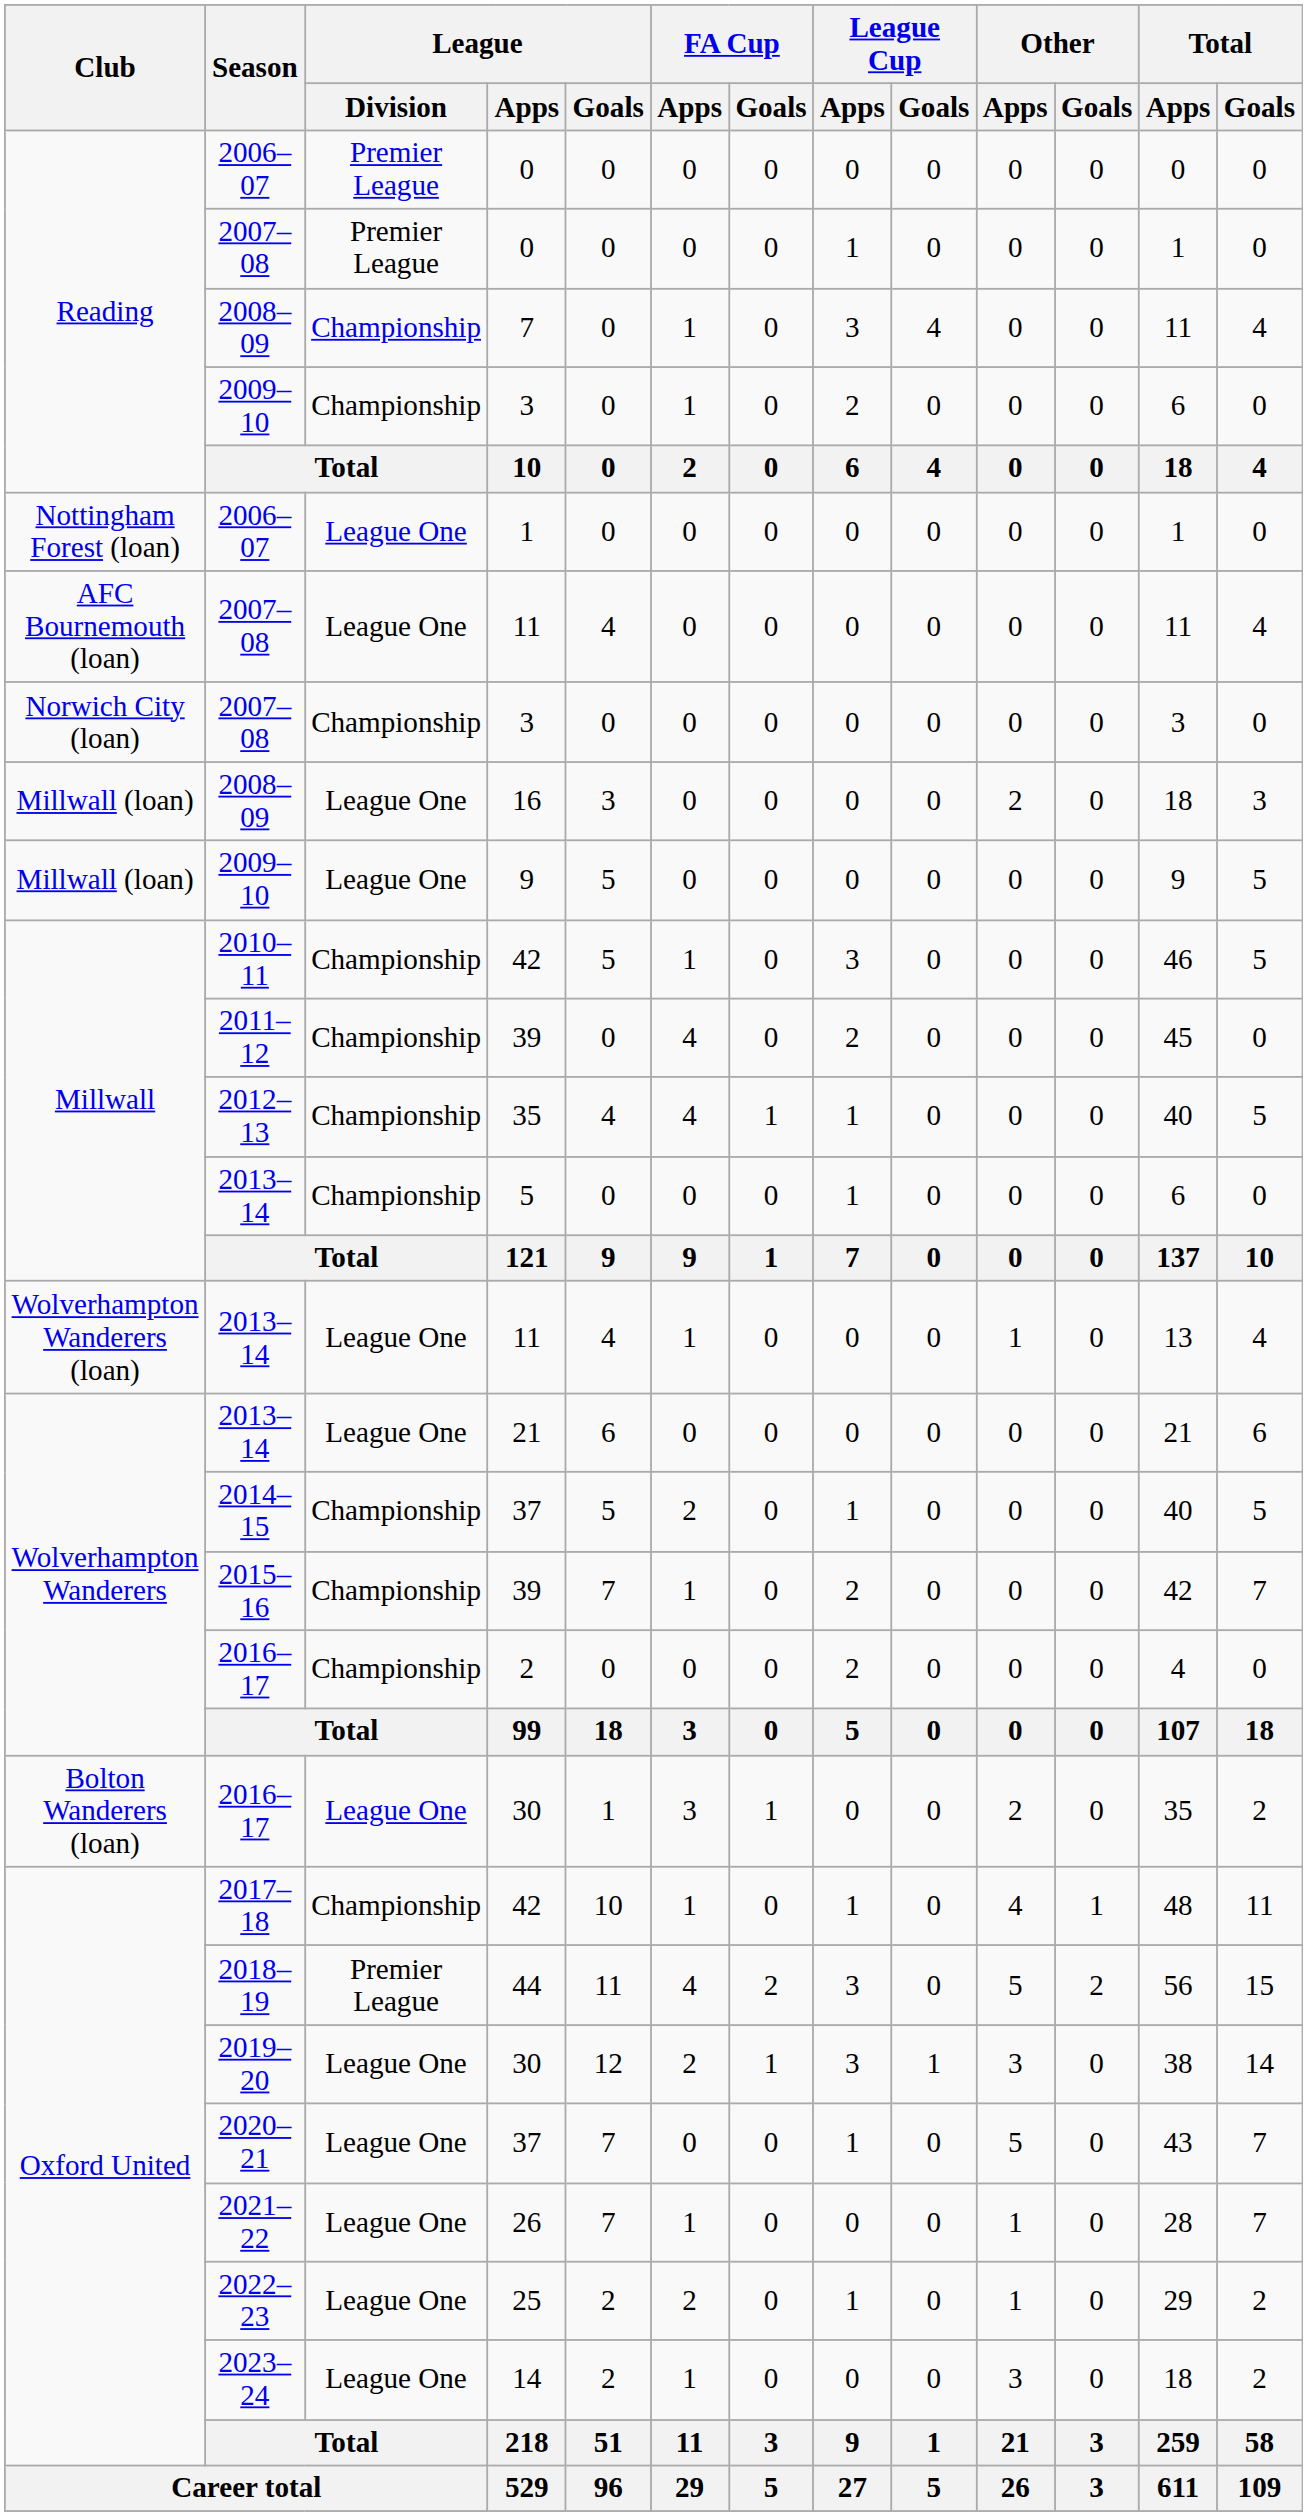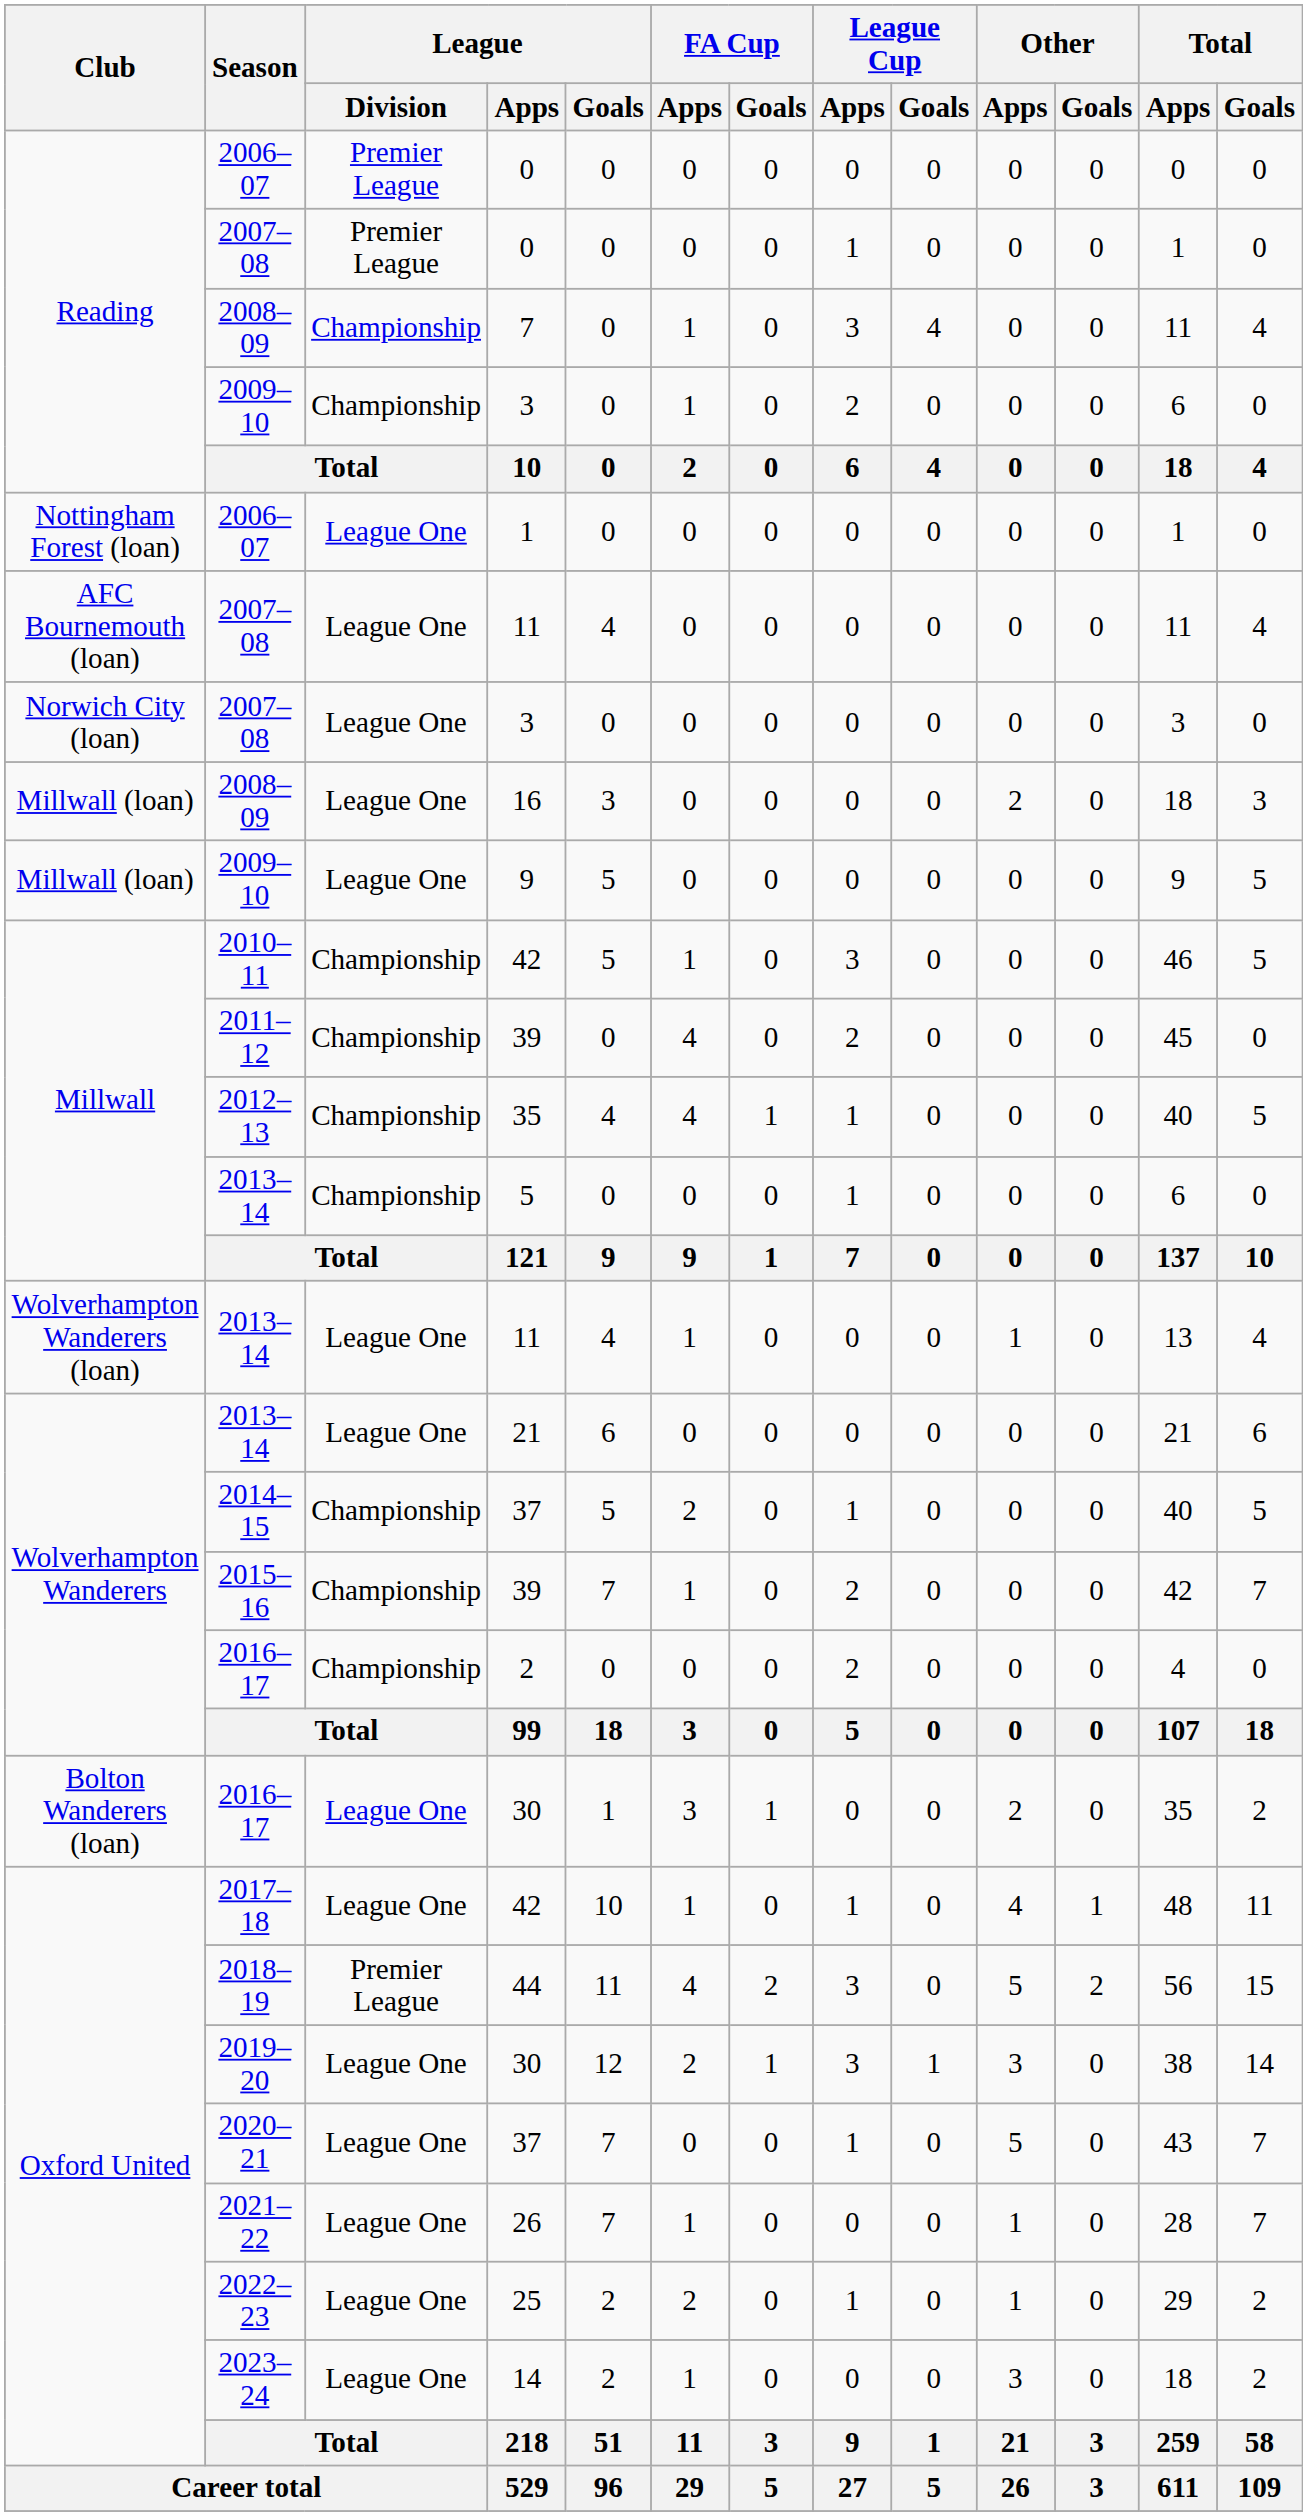(396, 721) Championship -> (396, 721) League One
(396, 1905) Championship -> (396, 1905) League One
